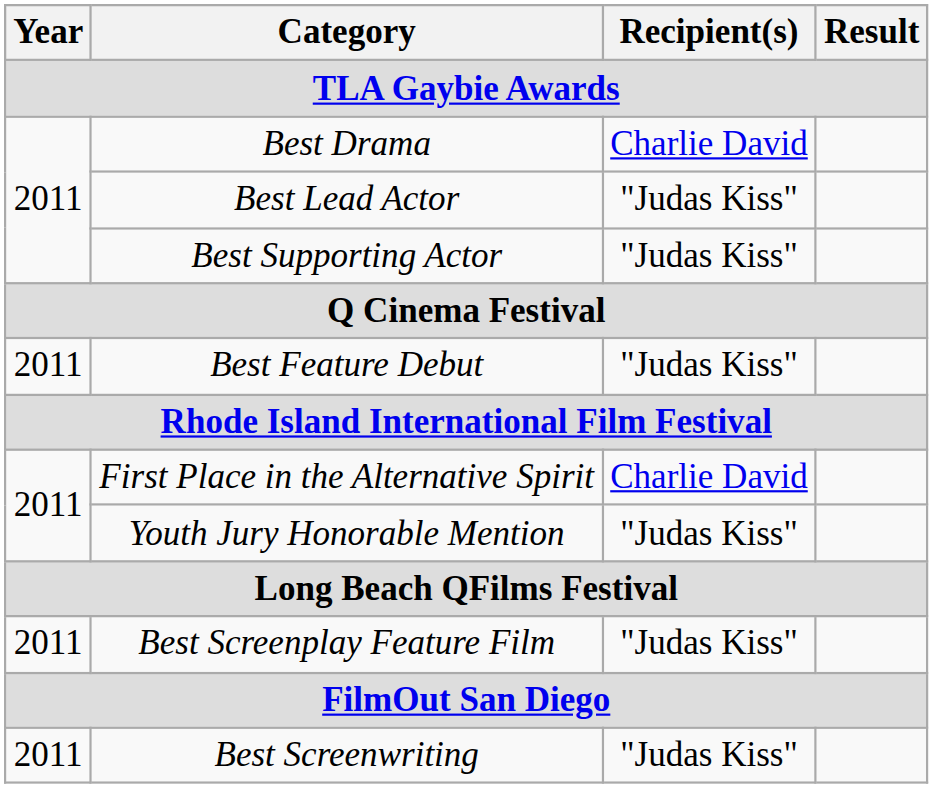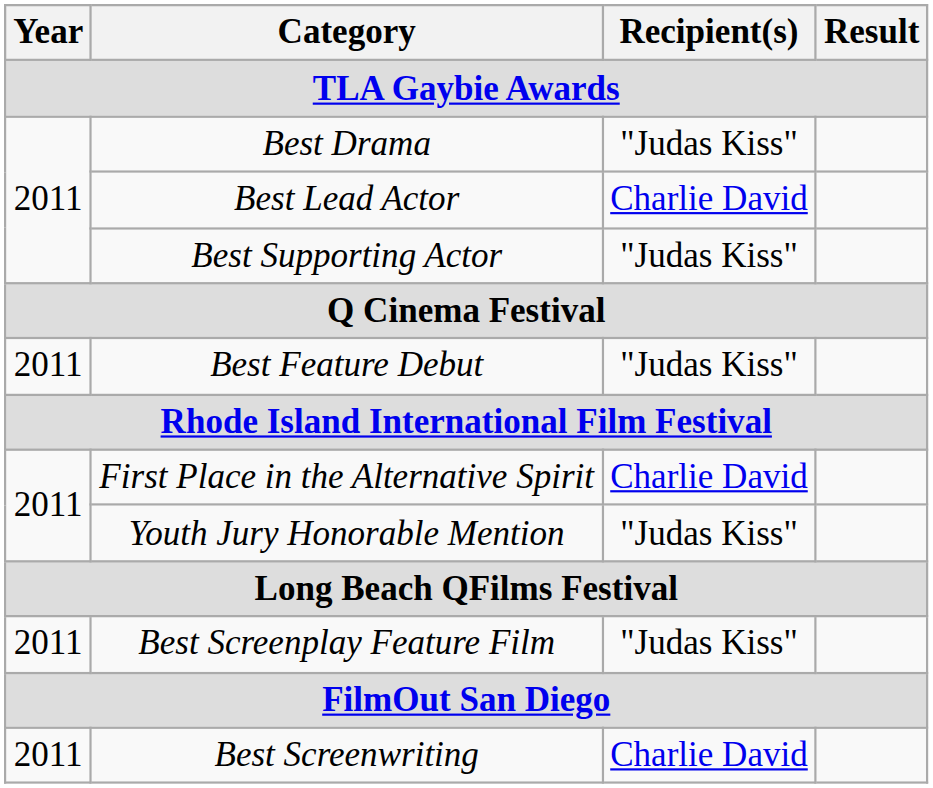(709, 143) Charlie David -> (709, 143) "Judas Kiss"
(709, 198) "Judas Kiss" -> (709, 198) Charlie David
(709, 754) "Judas Kiss" -> (709, 754) Charlie David
